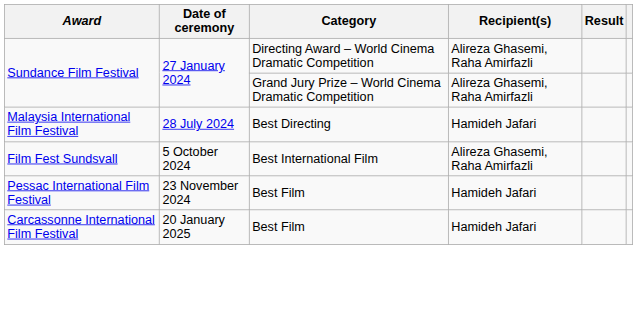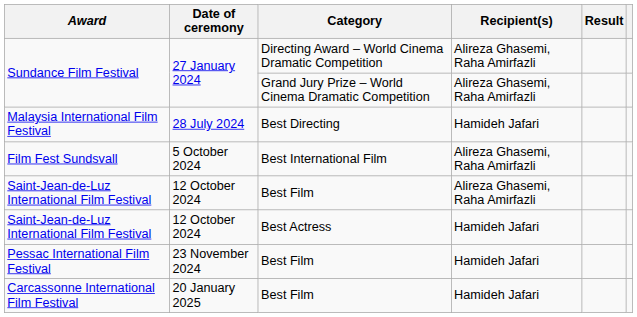+ row: (79, 192)
+ row: (79, 227)
